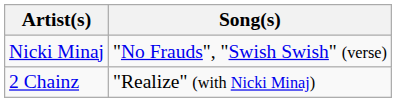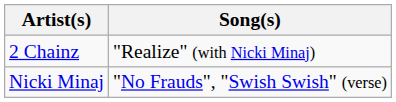rows swapped: (44, 81) <-> (57, 50)
